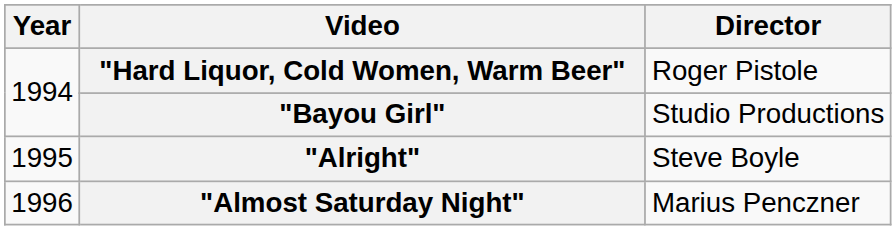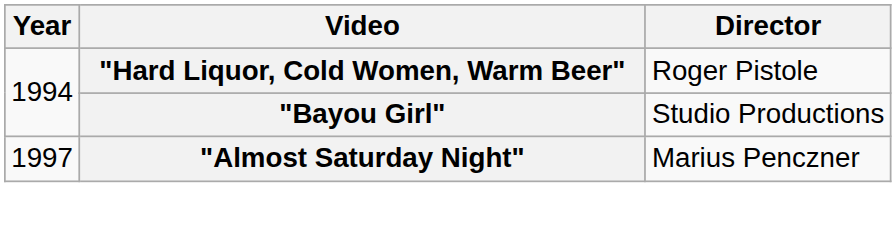- row: (362, 158)
(42, 202) 1996 -> (42, 158) 1997
